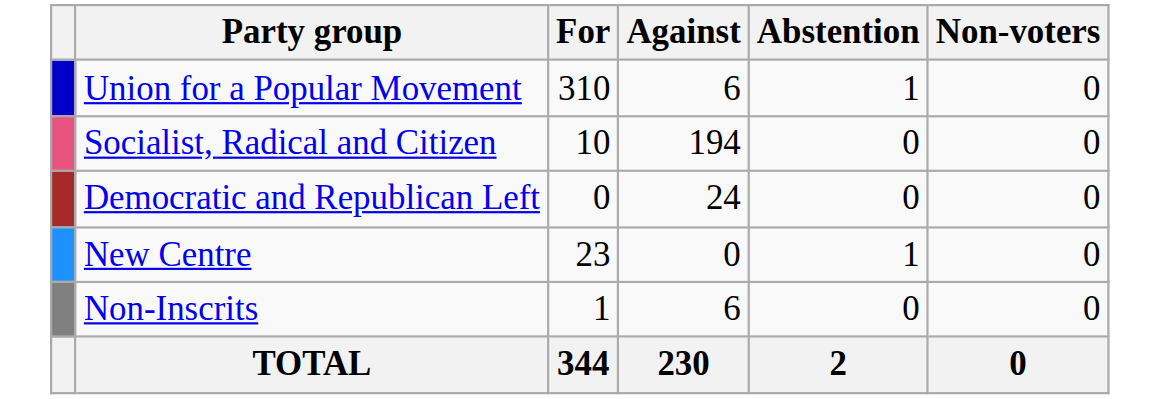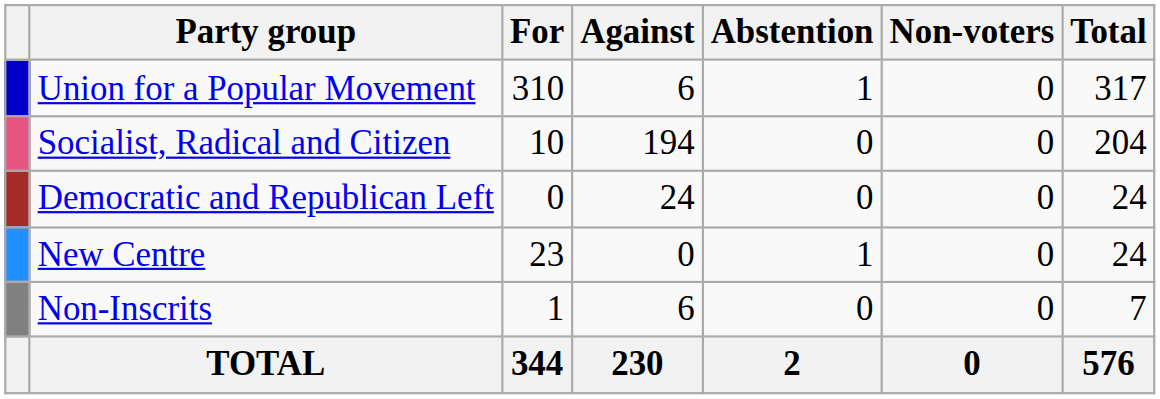+ column: (1108, 32)
